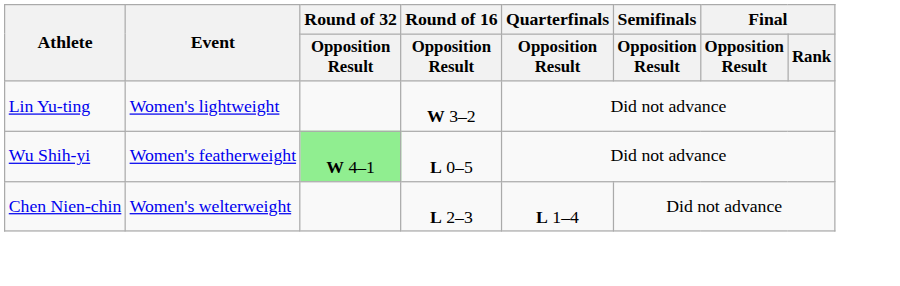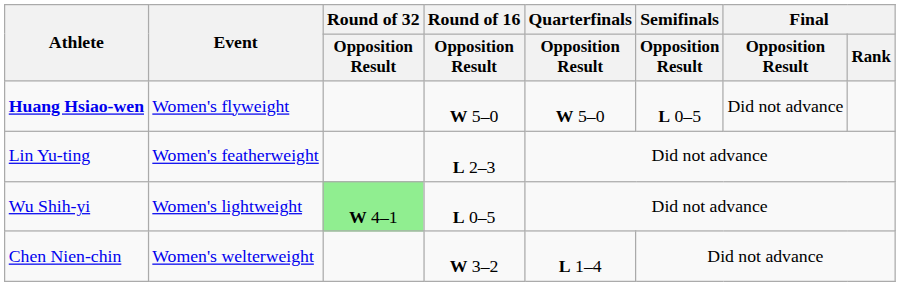+ row: (76, 106)
(205, 106) Women's lightweight -> (236, 156) Women's featherweight
(451, 116) W 3–2 -> (474, 167) L 2–3
(213, 156) Women's featherweight -> (227, 206) Women's lightweight
(451, 217) L 2–3 -> (474, 267) W 3–2
